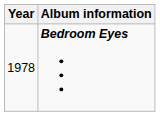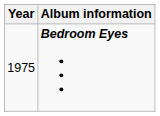(21, 67) 1978 -> (21, 67) 1975
